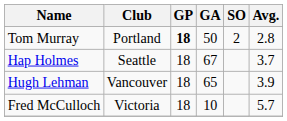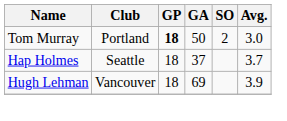(266, 37) 2.8 -> (254, 37) 3.0
(210, 60) 67 -> (198, 60) 37
(210, 82) 65 -> (198, 82) 69
- row: (54, 104)
